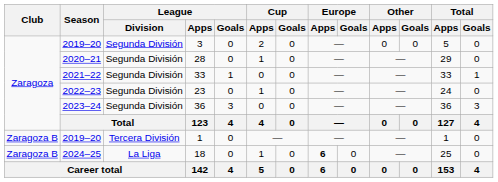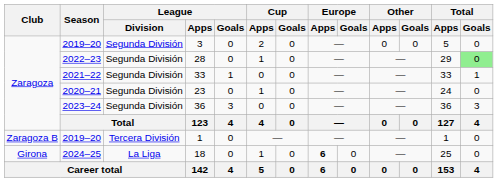(82, 59) 2020–21 -> (82, 59) 2022–23
(477, 59) no background -> (477, 59) lightgreen background
(82, 91) 2022–23 -> (82, 91) 2020–21
(32, 153) Zaragoza B -> (32, 153) Girona
